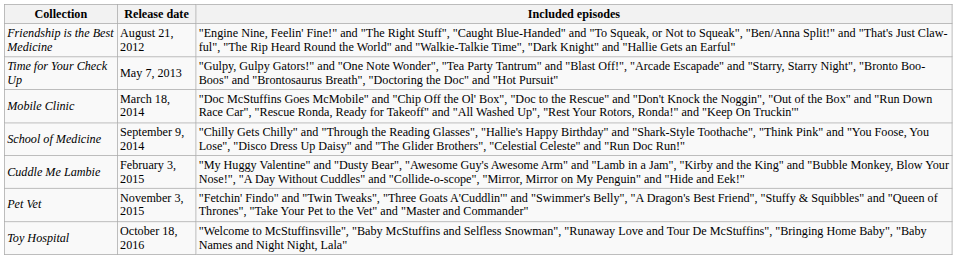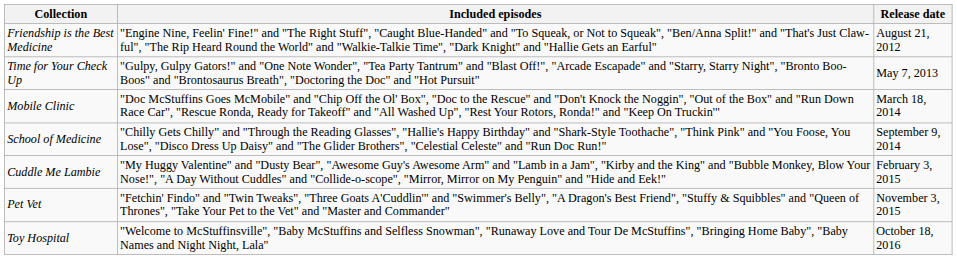columns swapped: (574, 14) <-> (157, 14)
